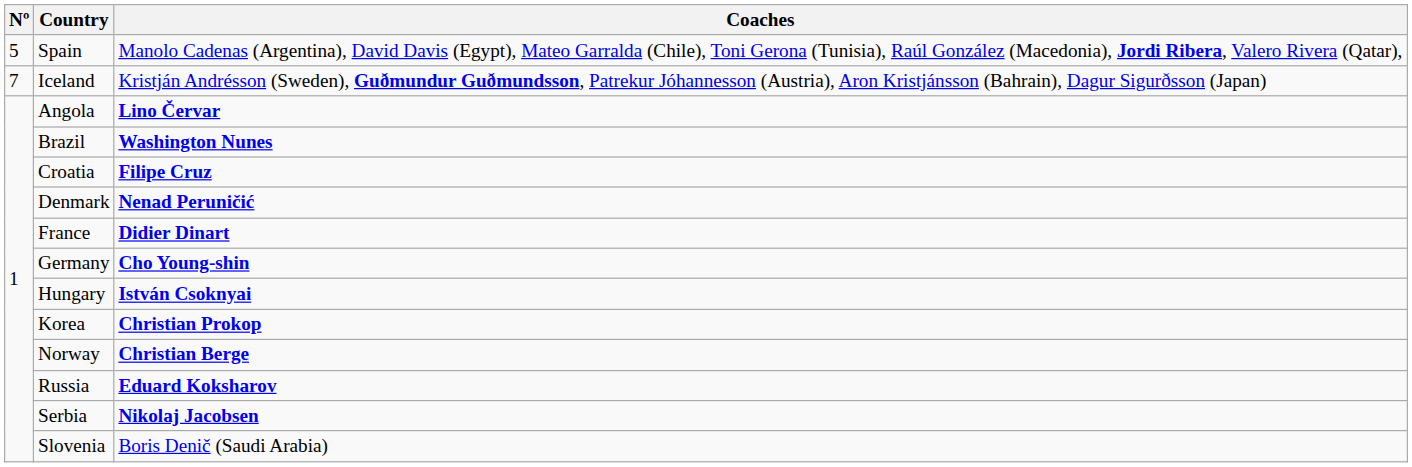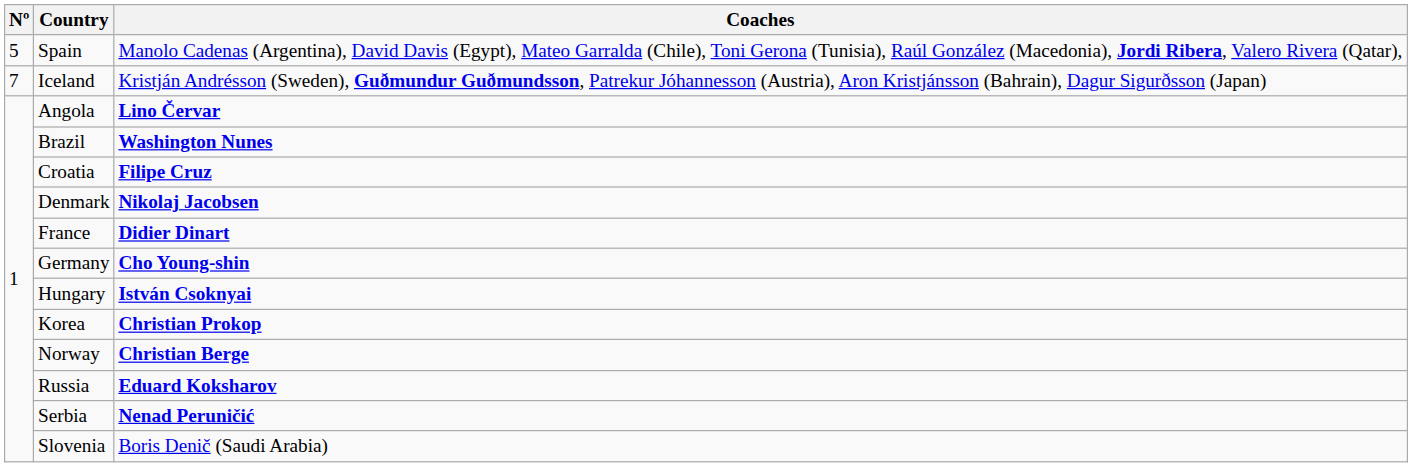(186, 202) Nenad Peruničić -> (189, 202) Nikolaj Jacobsen
(189, 415) Nikolaj Jacobsen -> (186, 415) Nenad Peruničić
